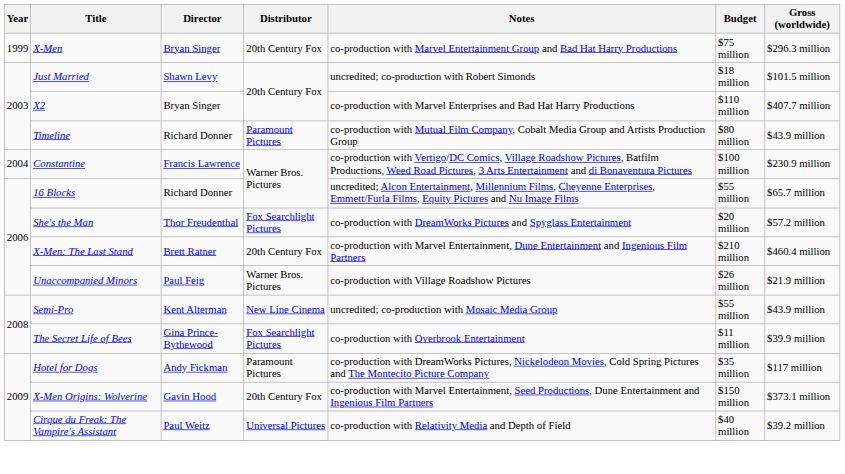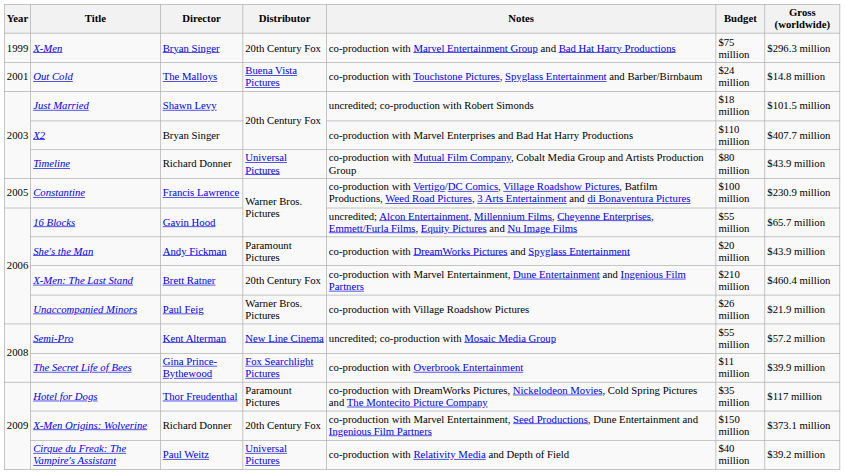+ row: (53, 77)
(270, 135) Paramount Pictures -> (266, 164) Universal Pictures
(18, 164) 2004 -> (18, 193) 2005
(198, 193) Richard Donner -> (189, 222) Gavin Hood
(201, 222) Thor Freudenthal -> (195, 251) Andy Fickman
(280, 222) Fox Searchlight Pictures -> (268, 251) Paramount Pictures
(796, 222) $57.2 million -> (796, 251) $43.9 million
(796, 309) $43.9 million -> (796, 338) $57.2 million
(195, 367) Andy Fickman -> (200, 396) Thor Freudenthal
(190, 396) Gavin Hood -> (197, 425) Richard Donner
